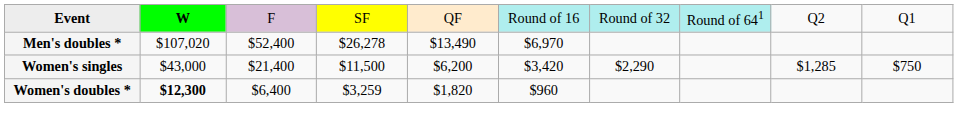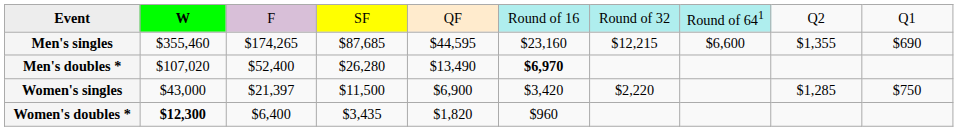+ row: (72, 43)
(362, 43) $26,278 -> (362, 67) $26,280
(544, 43) normal -> (544, 67) bold
(271, 67) $21,400 -> (271, 90) $21,397
(453, 67) $6,200 -> (453, 90) $6,900
(634, 67) $2,290 -> (634, 90) $2,220
(362, 90) $3,259 -> (362, 114) $3,435
